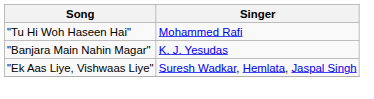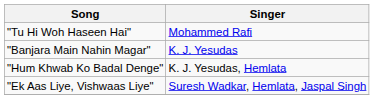+ row: (85, 68)
